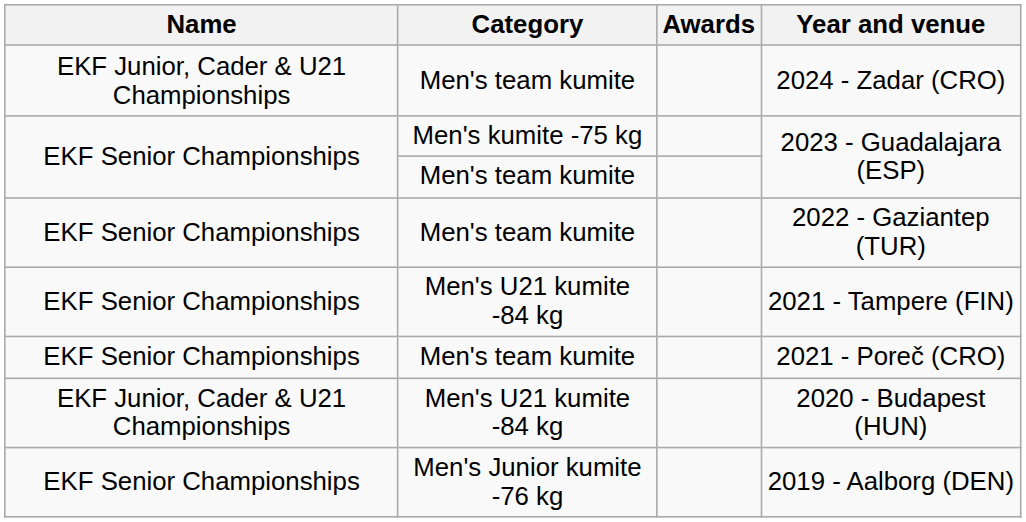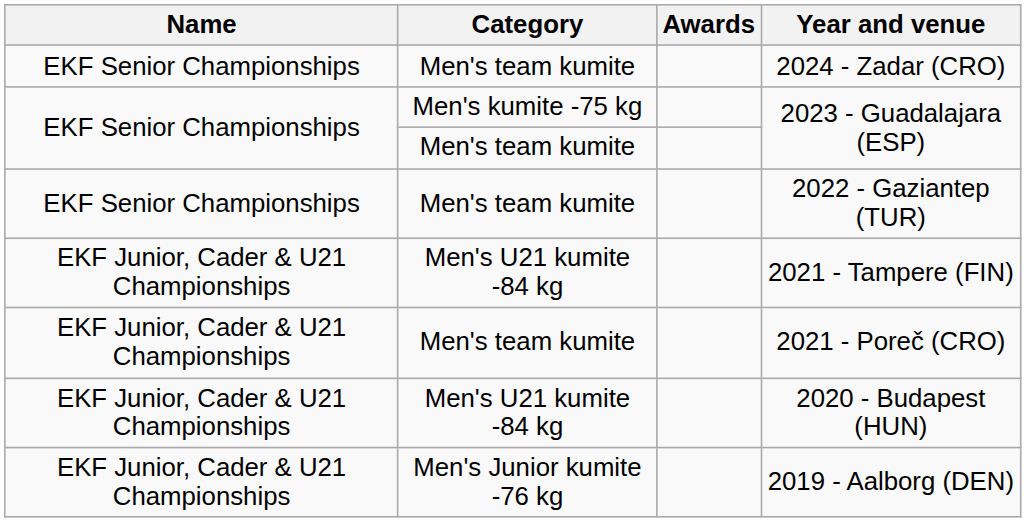(202, 80) EKF Junior, Cader & U21 Championships -> (202, 65) EKF Senior Championships
(202, 301) EKF Senior Championships -> (202, 272) EKF Junior, Cader & U21 Championships
(202, 356) EKF Senior Championships -> (202, 342) EKF Junior, Cader & U21 Championships
(202, 482) EKF Senior Championships -> (202, 482) EKF Junior, Cader & U21 Championships
